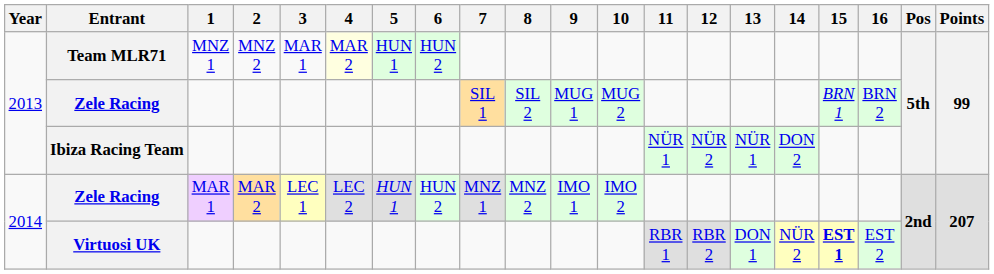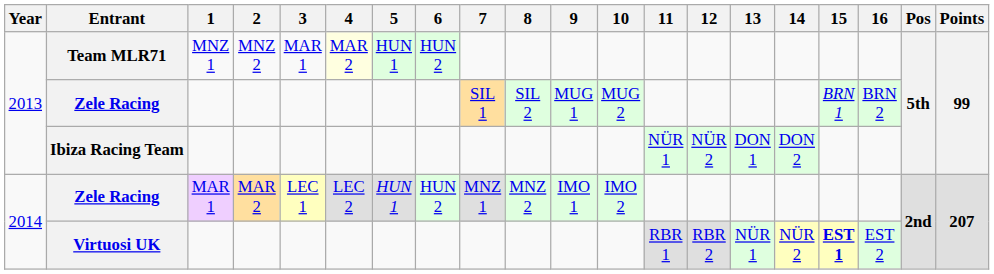(753, 149) NÜR 1 -> (753, 149) DON 1
(753, 244) DON 1 -> (753, 244) NÜR 1
